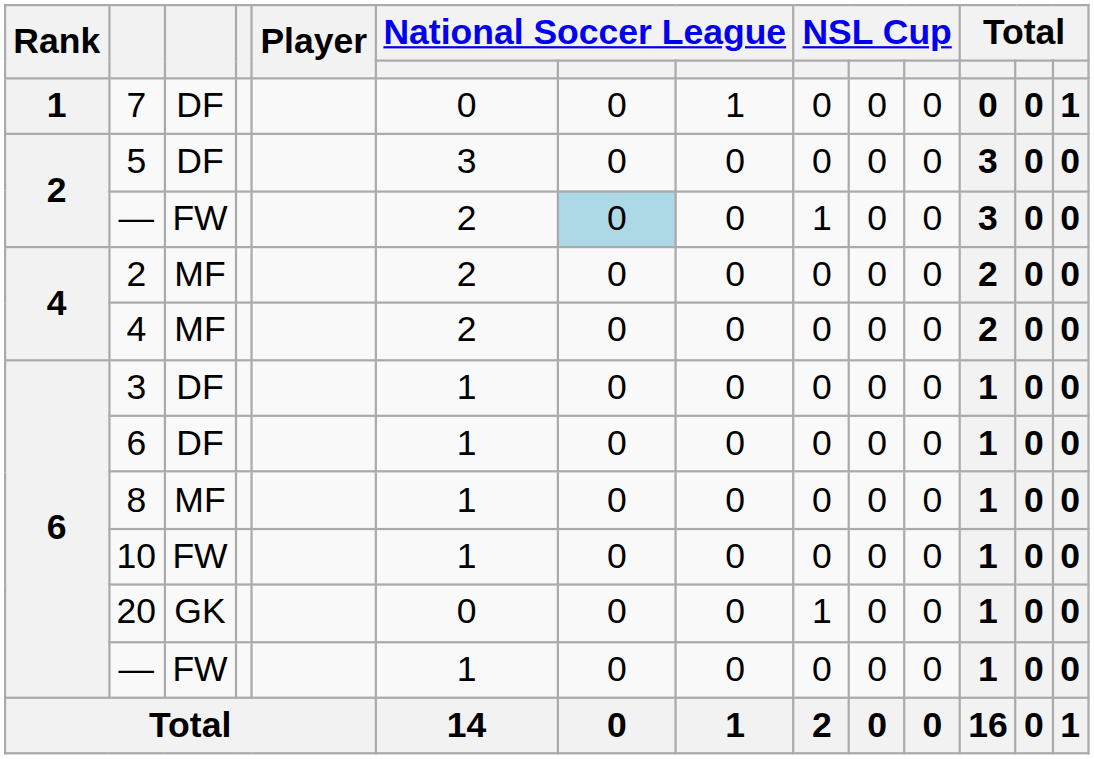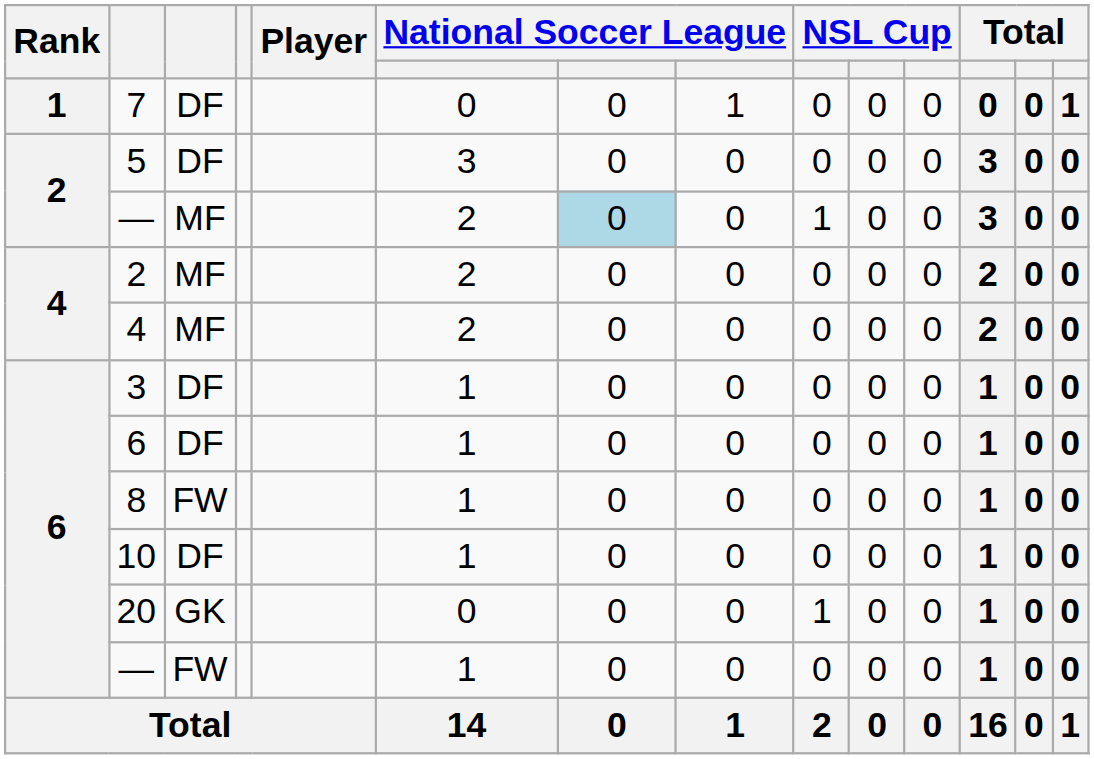(200, 218) FW -> (200, 218) MF
(200, 499) MF -> (200, 499) FW
(200, 556) FW -> (200, 556) DF
